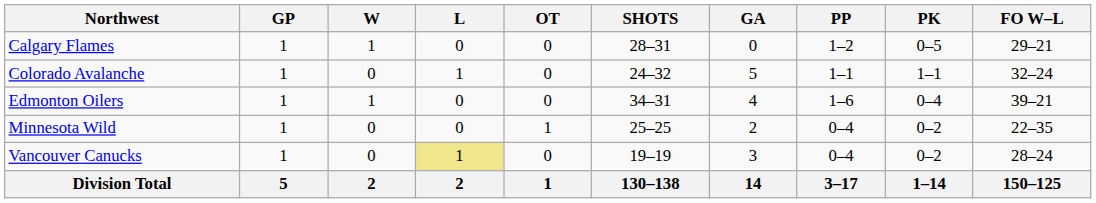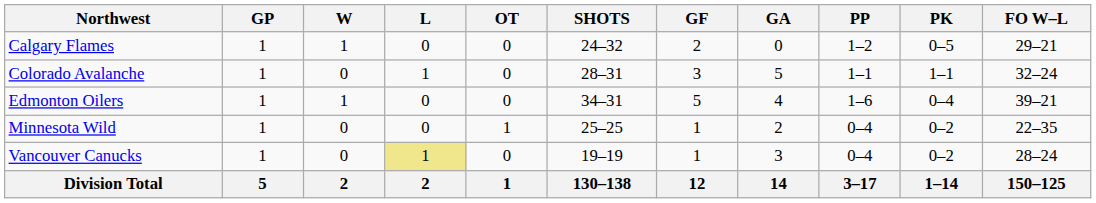+ column: (697, 17)
(650, 45) 28–31 -> (602, 45) 24–32
(650, 73) 24–32 -> (602, 73) 28–31
